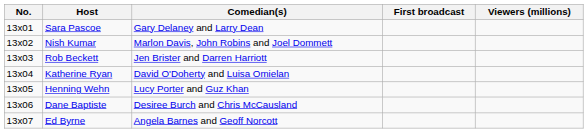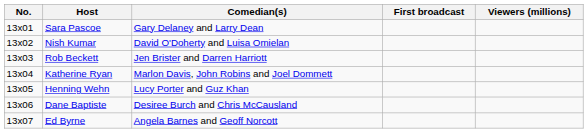(233, 43) Marlon Davis, John Robins and Joel Dommett -> (211, 43) David O'Doherty and Luisa Omielan
(211, 74) David O'Doherty and Luisa Omielan -> (233, 74) Marlon Davis, John Robins and Joel Dommett
